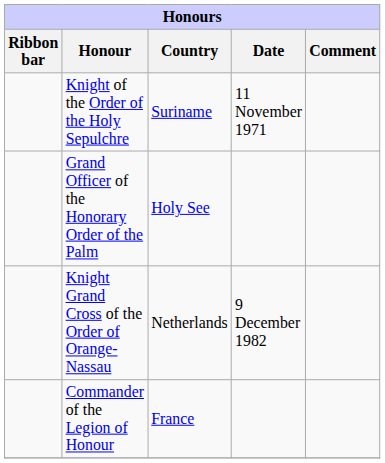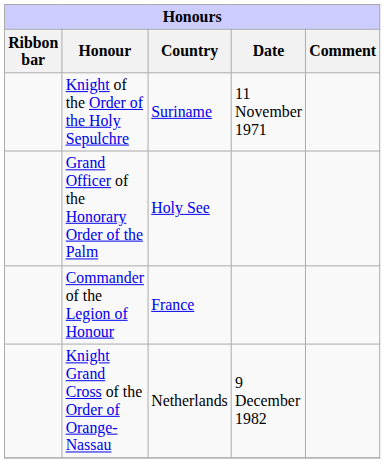rows swapped: (105, 418) <-> (104, 322)
